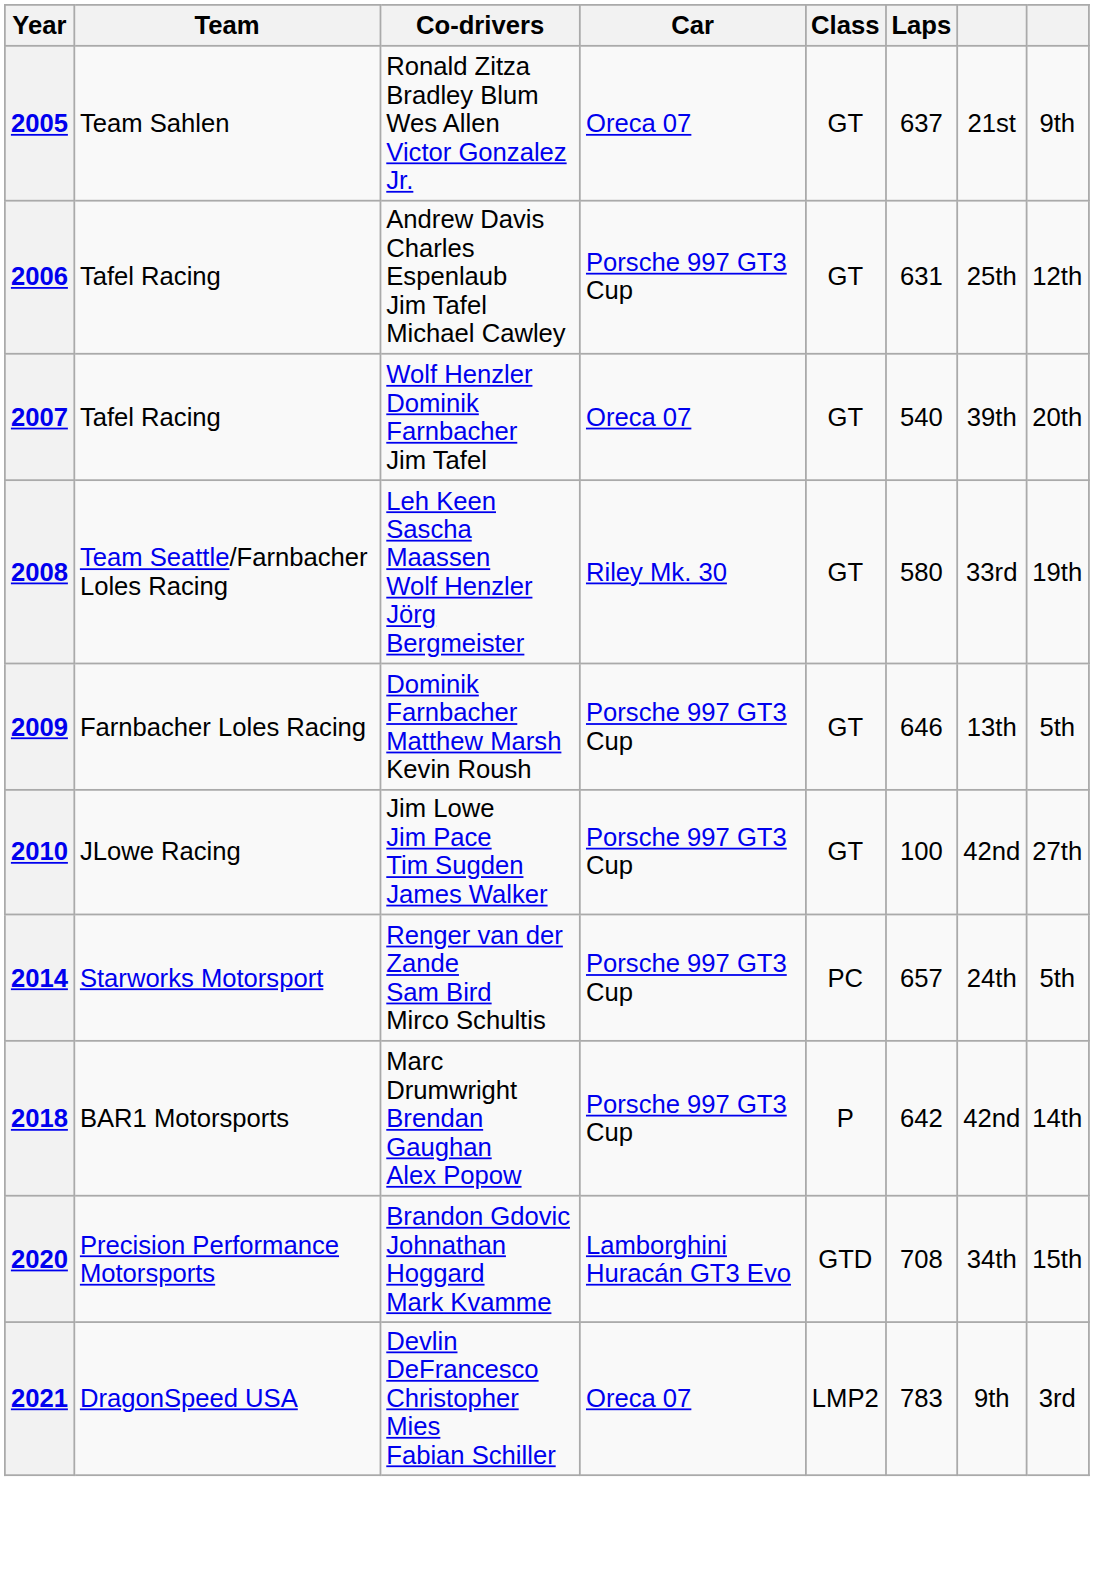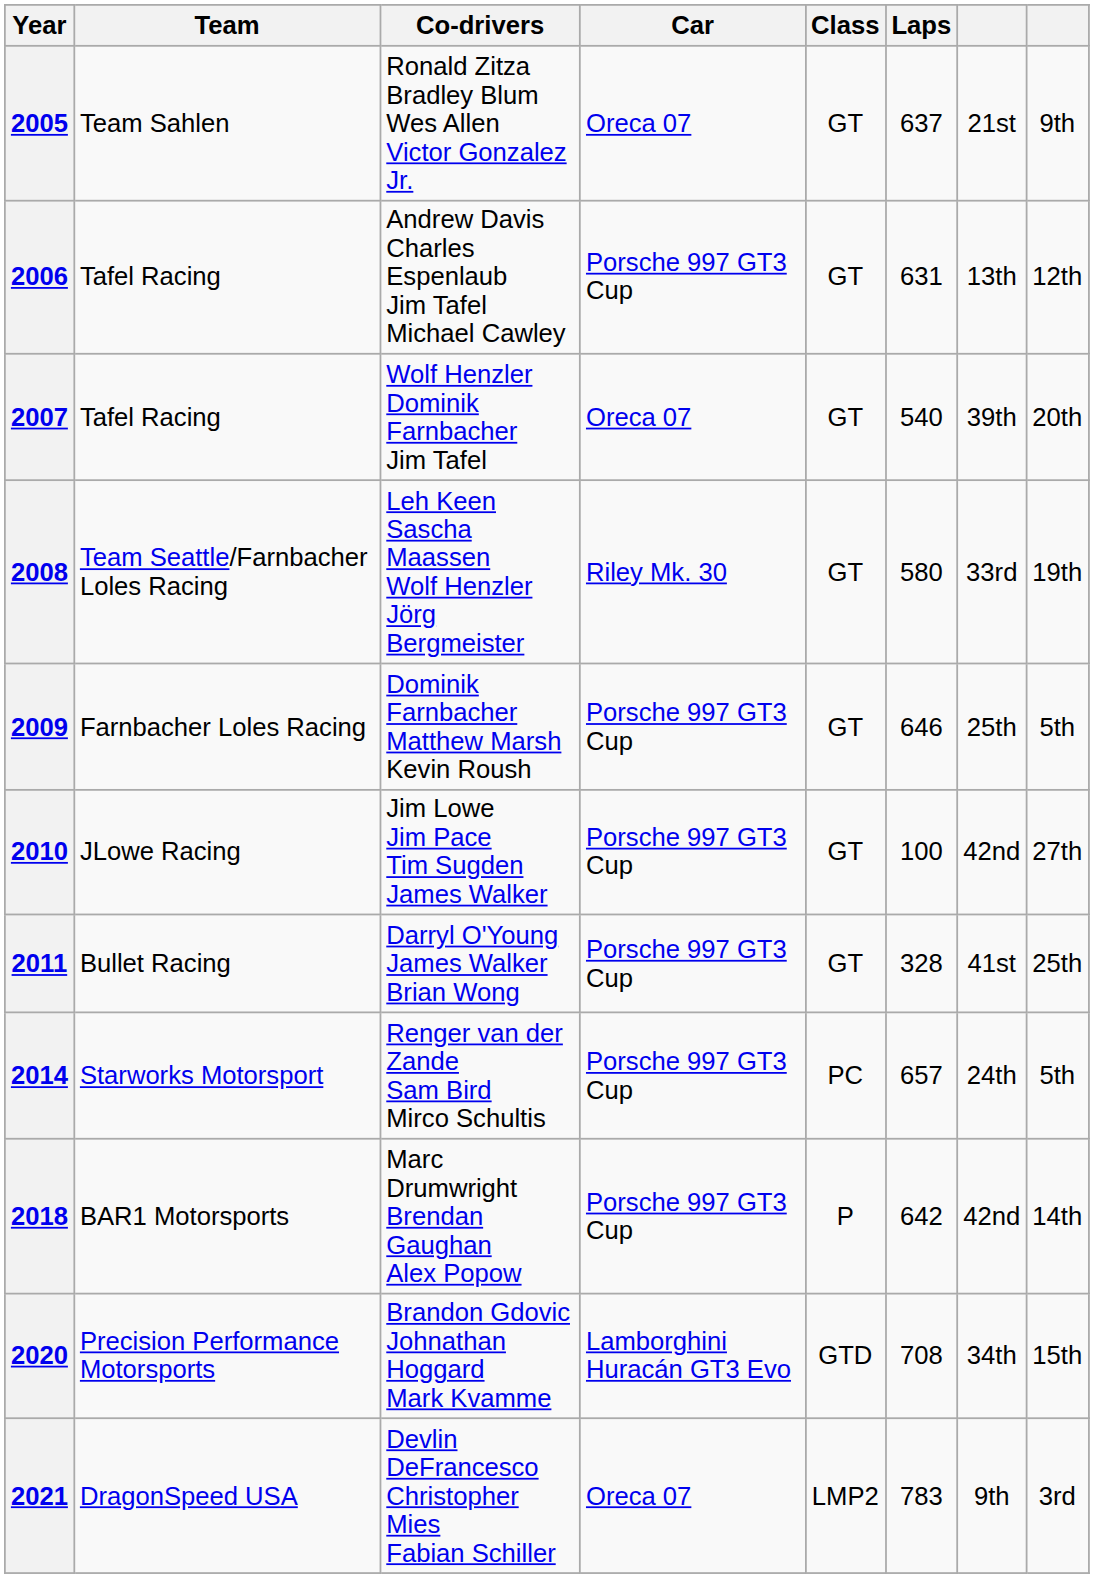(992, 277) 25th -> (992, 277) 13th
(992, 726) 13th -> (992, 726) 25th
+ row: (39, 964)
